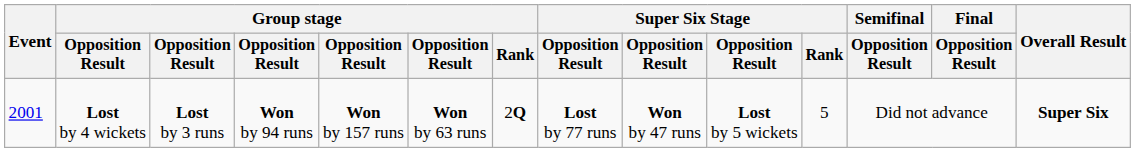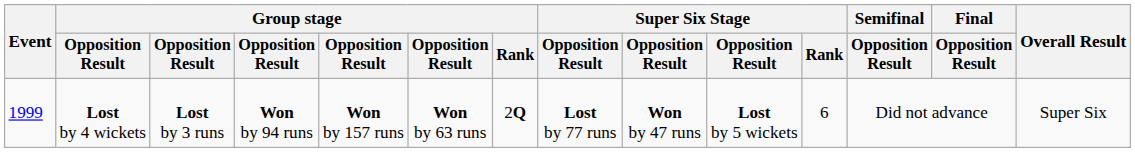(26, 113) 2001 -> (26, 113) 1999
(824, 113) 5 -> (824, 113) 6
(1073, 113) bold -> (1073, 113) normal
